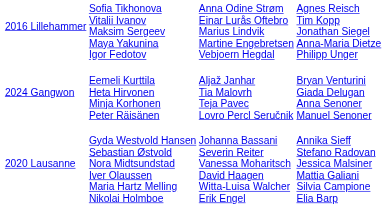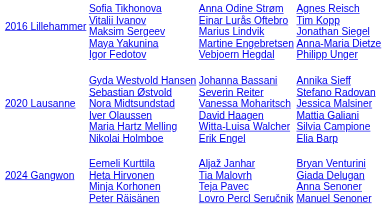rows swapped: (40, 164) <-> (40, 92)
